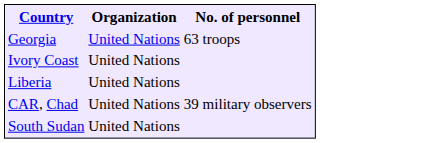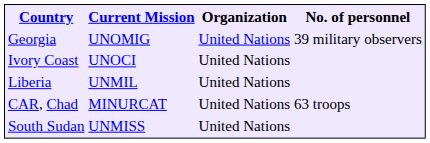+ column: (141, 16)
(212, 38) 63 troops -> (358, 38) 39 military observers
(248, 103) 39 military observers -> (322, 103) 63 troops
